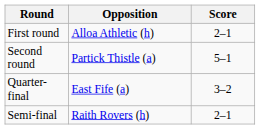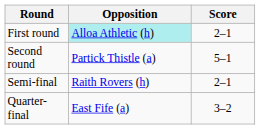(113, 32) no background -> (113, 32) paleturquoise background
rows swapped: (27, 89) <-> (32, 114)
